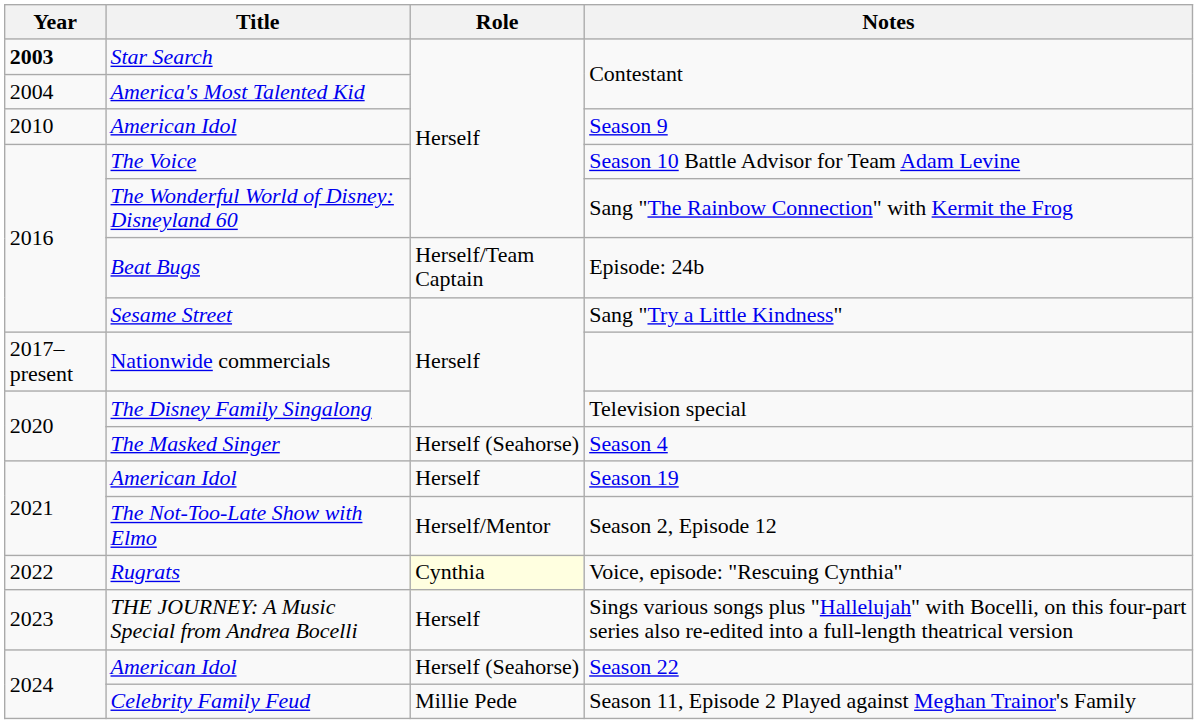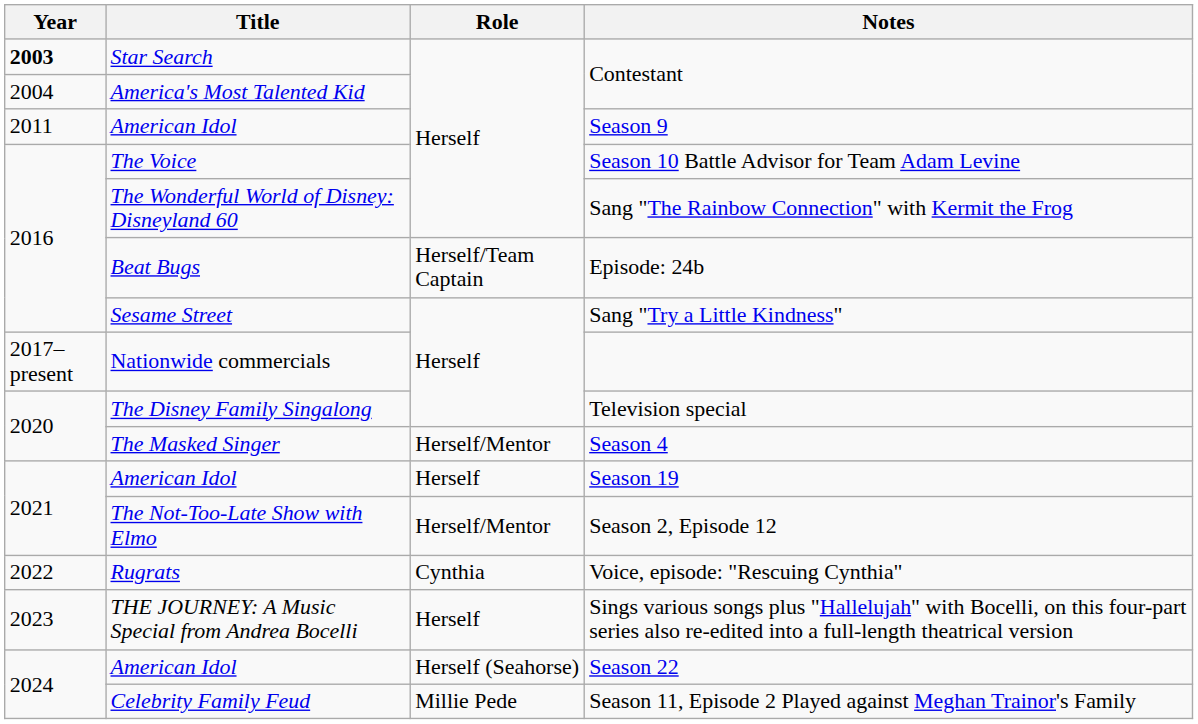(32, 126) 2010 -> (31, 126) 2011
(497, 443) Herself (Seahorse) -> (483, 443) Herself/Mentor
(450, 572) lightyellow background -> (450, 572) no background
